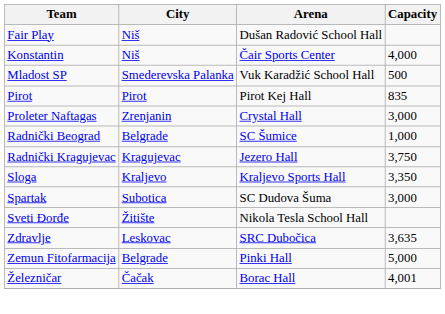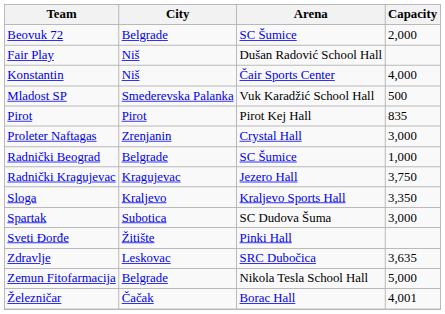+ row: (35, 34)
(304, 217) Nikola Tesla School Hall -> (266, 237) Pinki Hall
(266, 258) Pinki Hall -> (304, 278) Nikola Tesla School Hall
